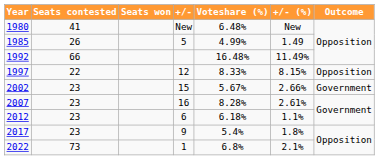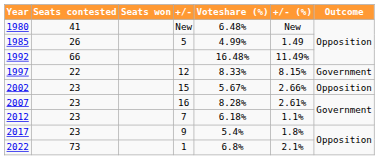(344, 72) Opposition -> (344, 72) Government
(344, 87) Government -> (344, 87) Opposition
(184, 117) 6 -> (184, 117) 7
